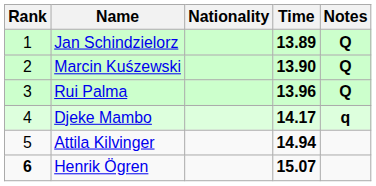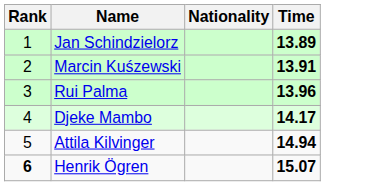- column: (345, 17)
(296, 67) 13.90 -> (296, 67) 13.91
